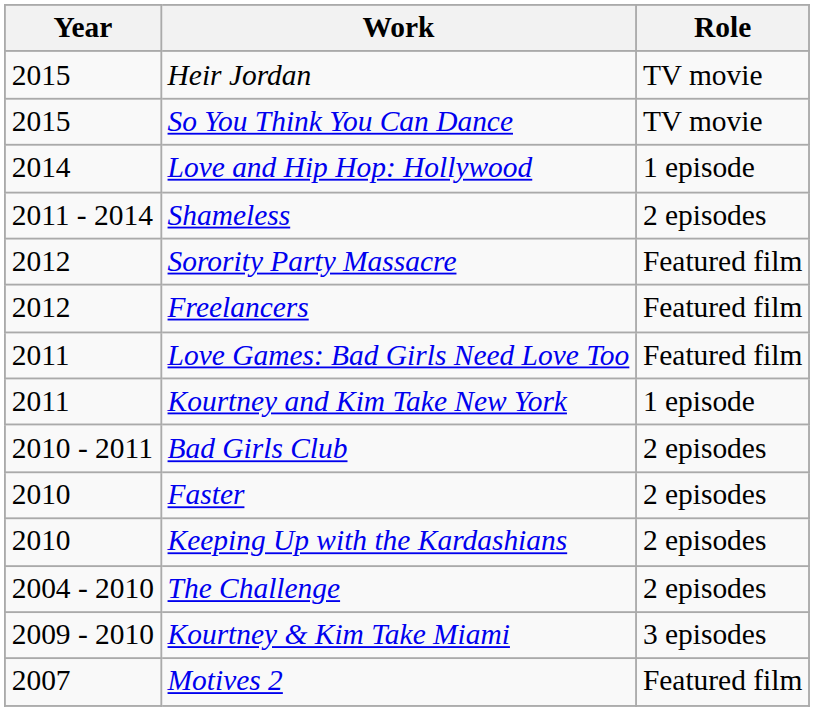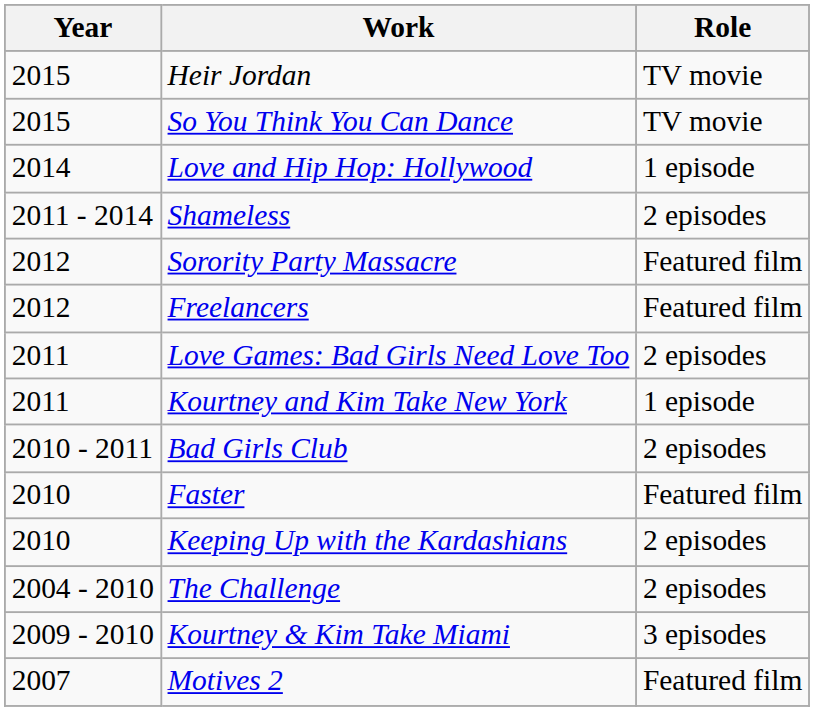(723, 354) Featured film -> (705, 354) 2 episodes
(705, 494) 2 episodes -> (723, 494) Featured film
